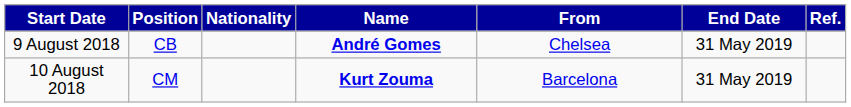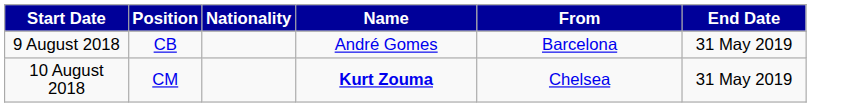- column: (826, 18)
(386, 45) bold -> (386, 45) normal
(580, 45) Chelsea -> (580, 45) Barcelona
(580, 80) Barcelona -> (580, 80) Chelsea
